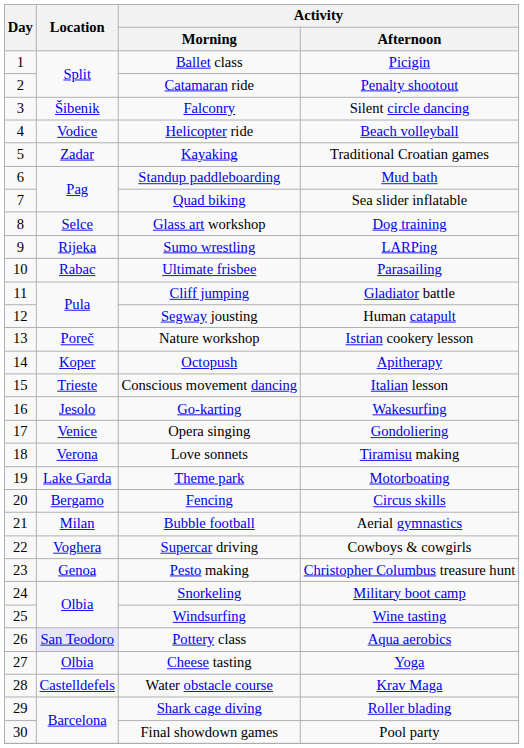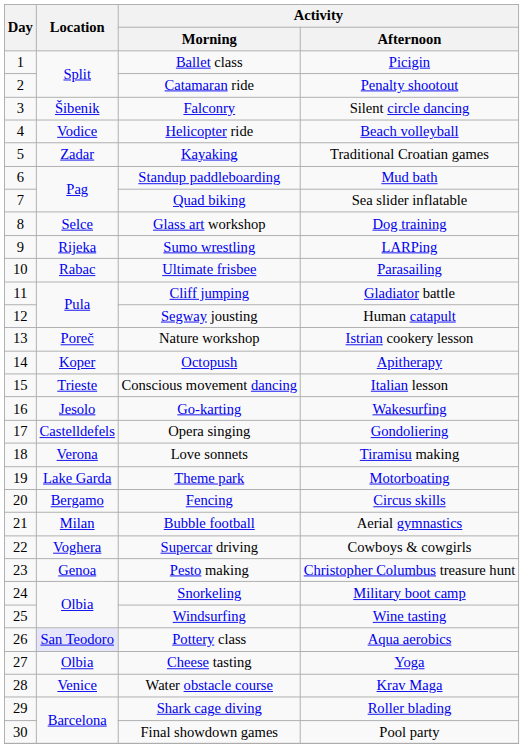(77, 431) Venice -> (77, 431) Castelldefels
(77, 685) Castelldefels -> (77, 685) Venice
